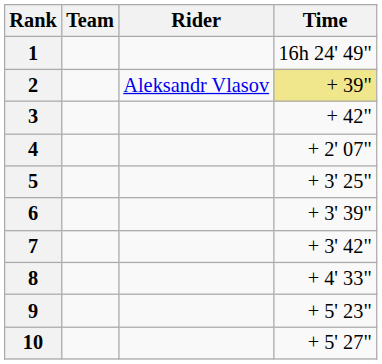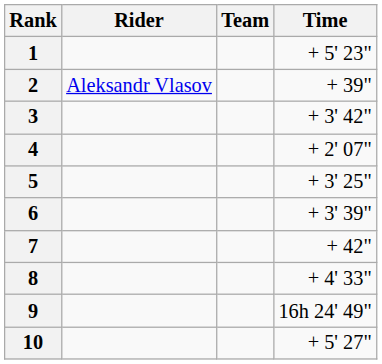columns swapped: (196, 20) <-> (90, 20)
(325, 52) 16h 24' 49" -> (340, 52) + 5' 23"
(349, 85) khaki background -> (349, 85) no background
(349, 117) + 42" -> (340, 117) + 3' 42"
(340, 246) + 3' 42" -> (349, 246) + 42"
(340, 310) + 5' 23" -> (325, 310) 16h 24' 49"
